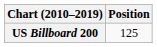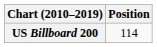(129, 33) 125 -> (129, 33) 114
